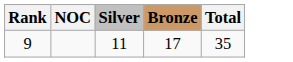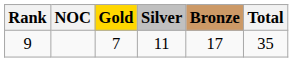+ column: (116, 17)
